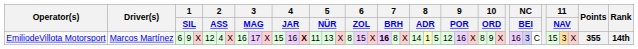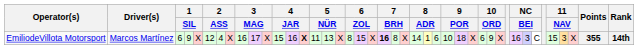(436, 38) 5 -> (436, 38) 6
(448, 38) 12 -> (448, 38) 10
(461, 38) 16 -> (461, 38) 18
(482, 38) 8 -> (482, 38) 6
